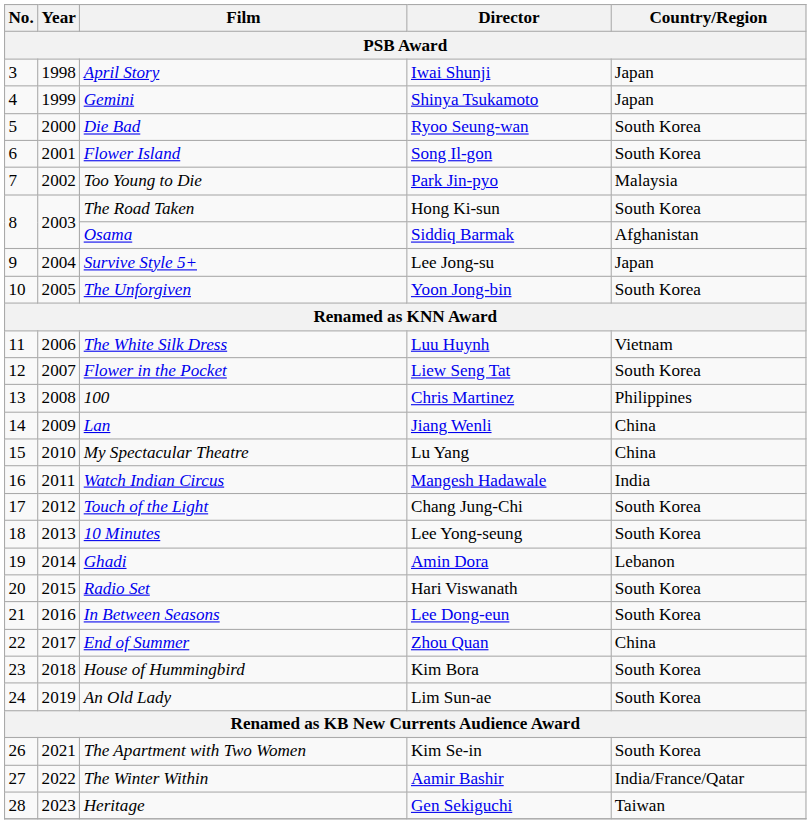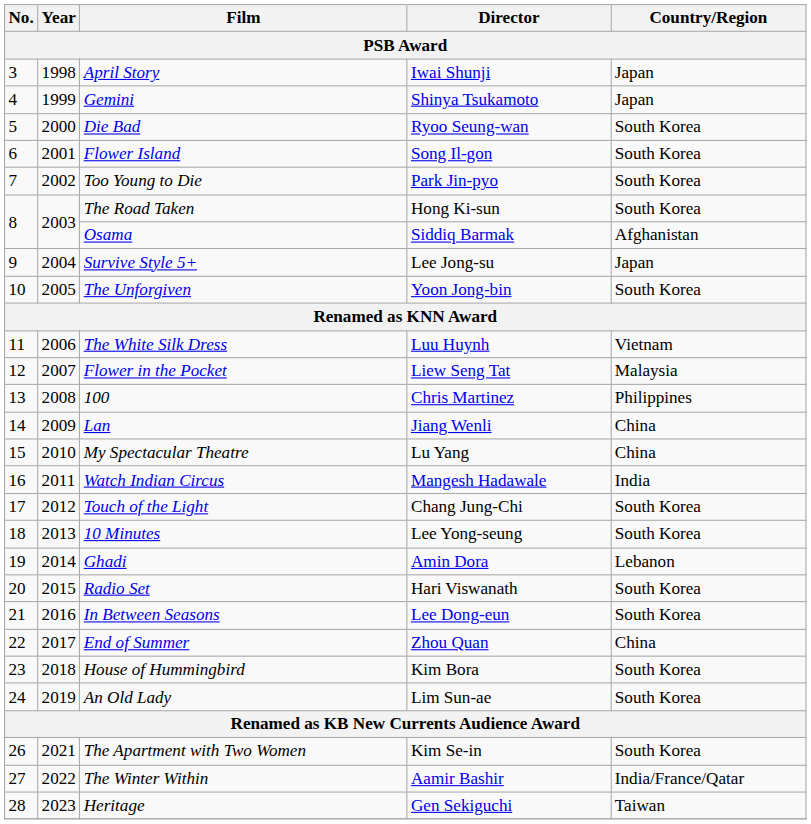(646, 180) Malaysia -> (658, 180) South Korea
(658, 371) South Korea -> (646, 371) Malaysia
